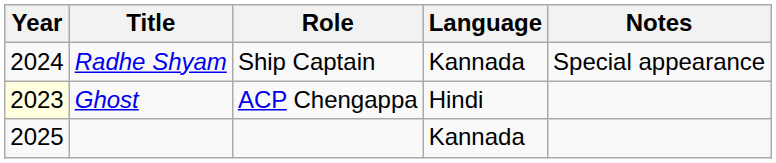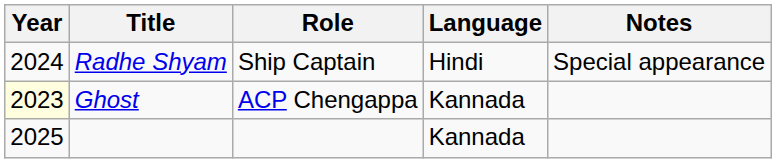(477, 61) Kannada -> (456, 61) Hindi
(456, 99) Hindi -> (477, 99) Kannada
